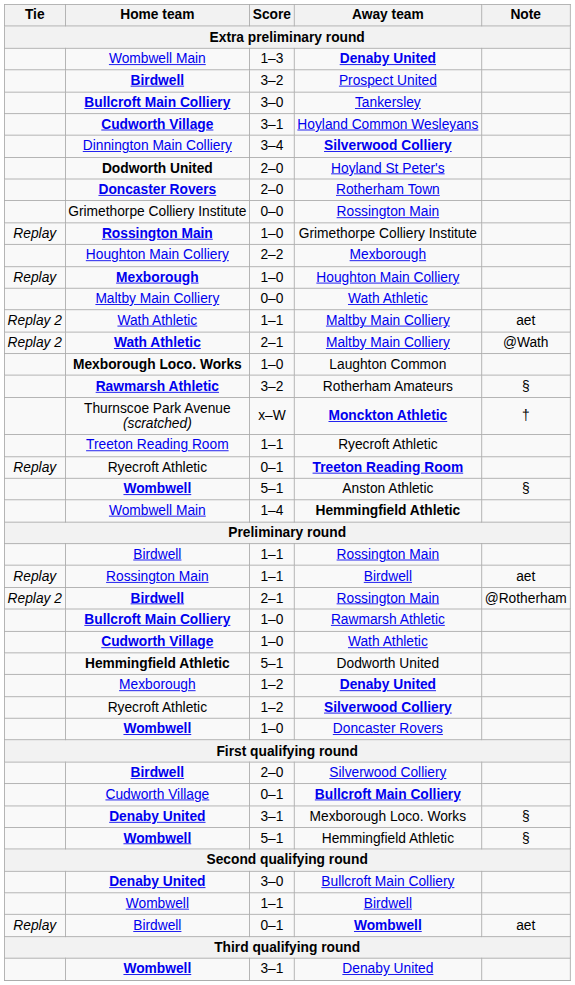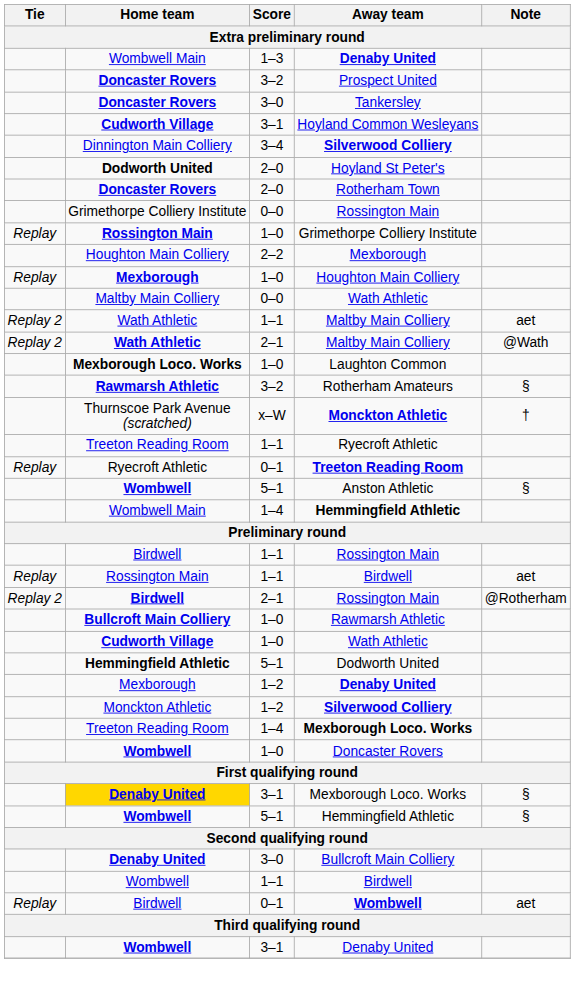(157, 80) Birdwell -> (157, 80) Doncaster Rovers
(157, 102) Bullcroft Main Colliery -> (157, 102) Doncaster Rovers
(157, 707) Ryecroft Athletic -> (157, 707) Monckton Athletic
+ row: (272, 729)
- row: (272, 772)
- row: (272, 794)
(157, 816) no background -> (157, 794) gold background
